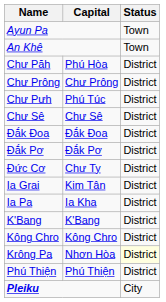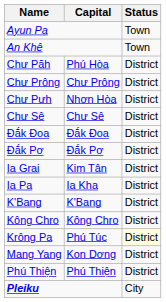(85, 99) Phú Túc -> (92, 99) Nhơn Hòa
- row: (26, 168)
(90, 254) Nhơn Hòa -> (87, 237) Phú Túc
+ row: (34, 254)
